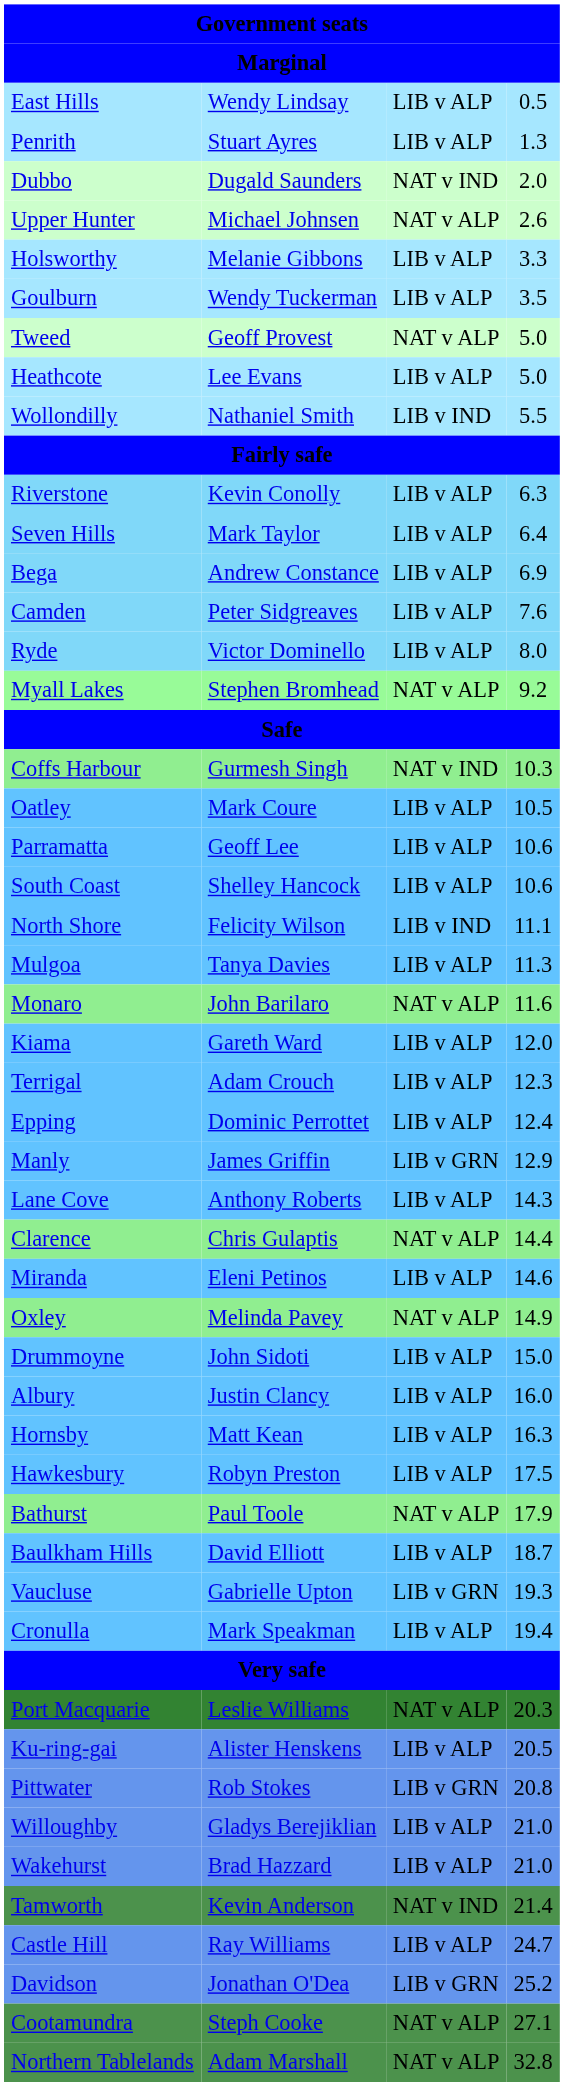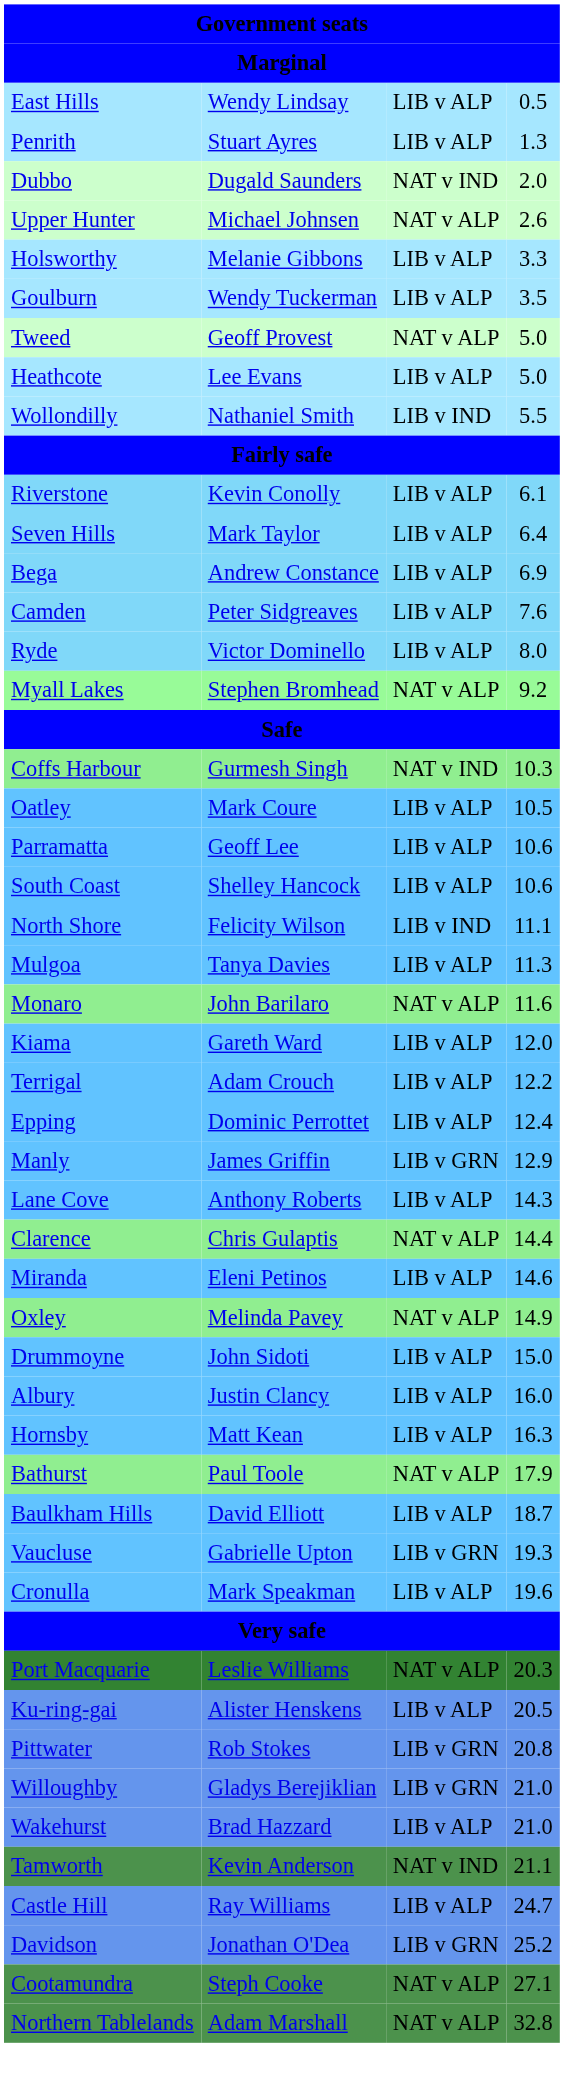(533, 494) 6.3 -> (533, 494) 6.1
(533, 1082) 12.3 -> (533, 1082) 12.2
- row: (68, 1474)
(533, 1631) 19.4 -> (533, 1592) 19.6
(443, 1827) LIB v ALP -> (446, 1788) LIB v GRN
(533, 1905) 21.4 -> (533, 1866) 21.1
